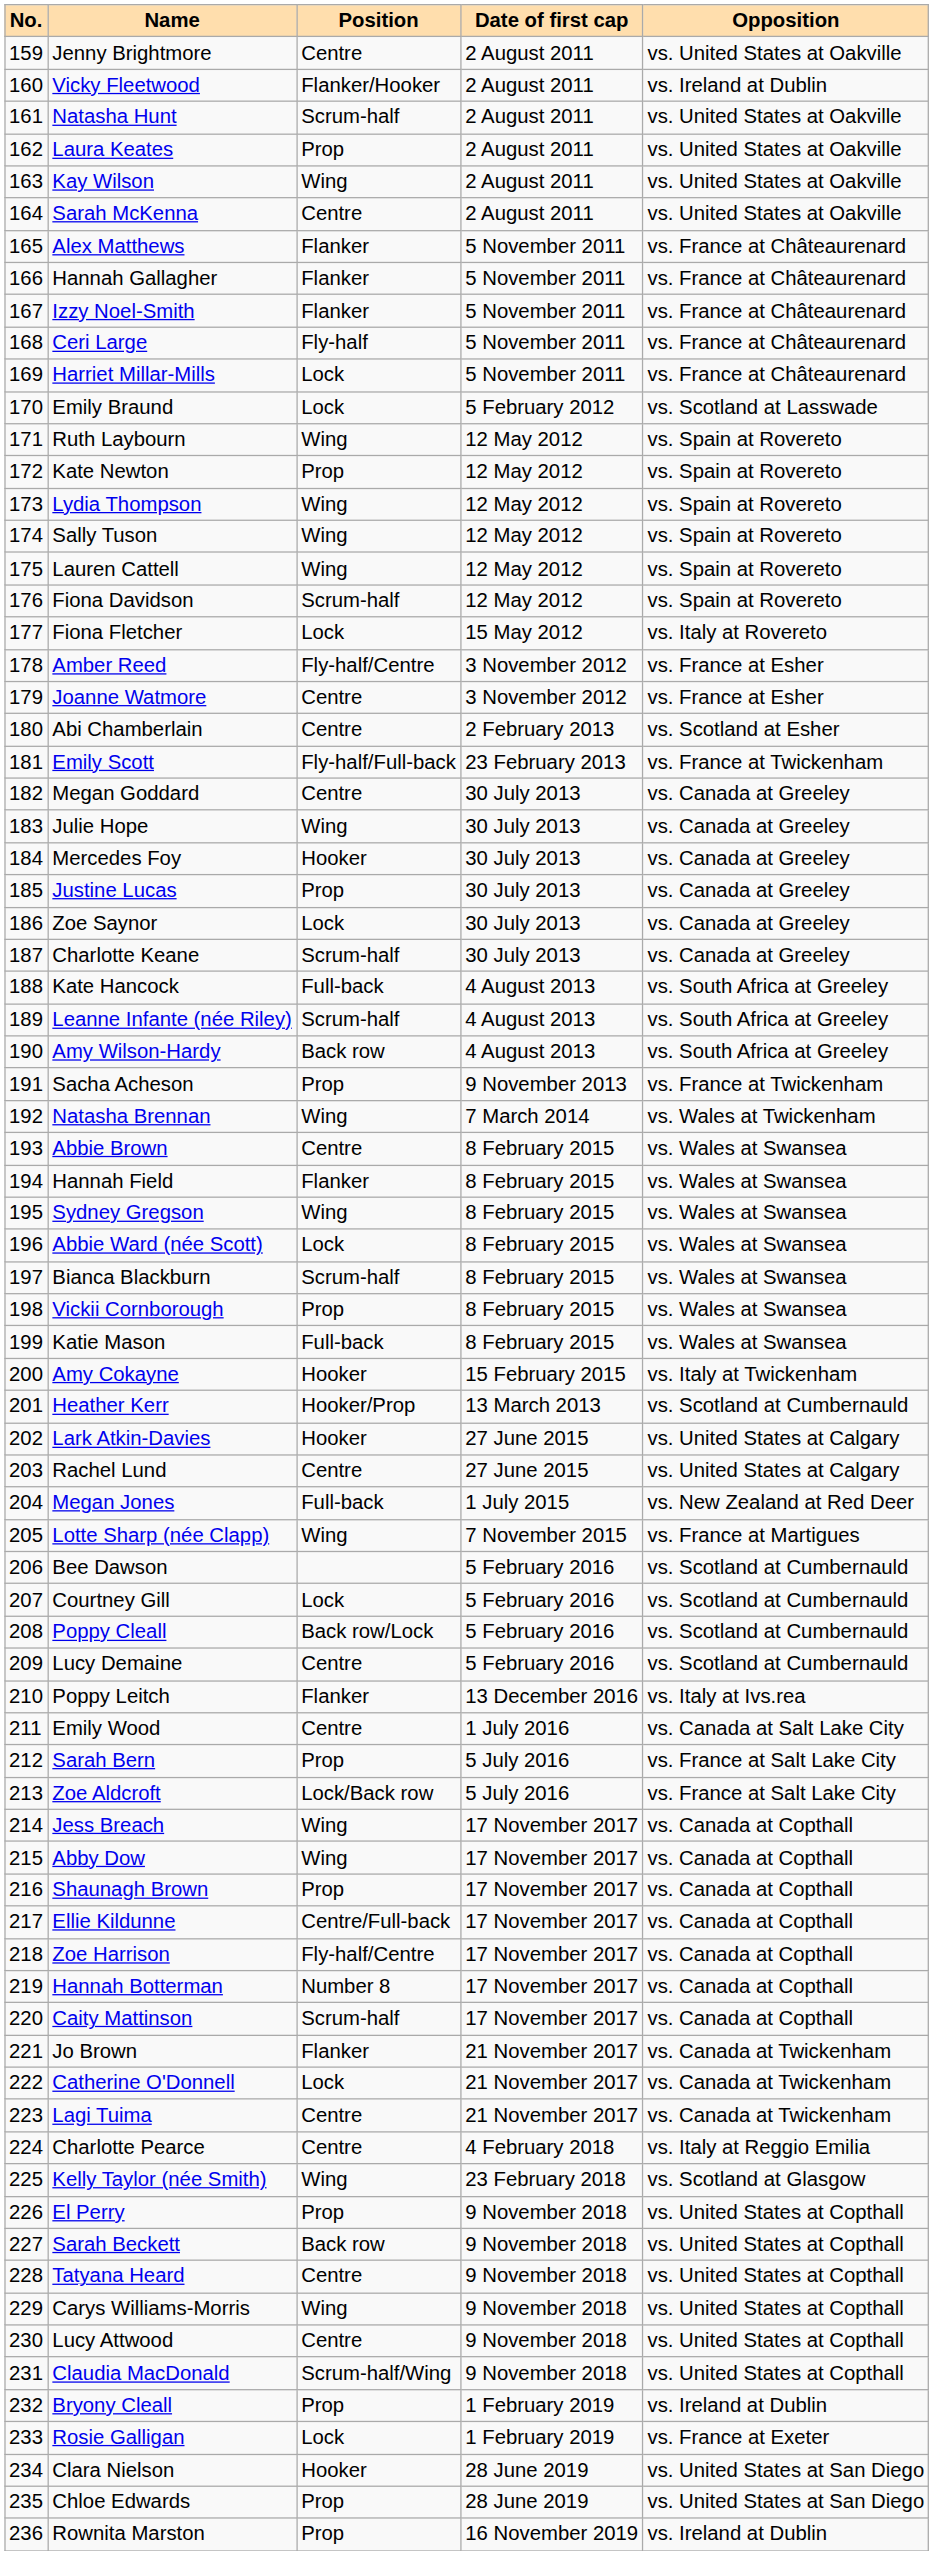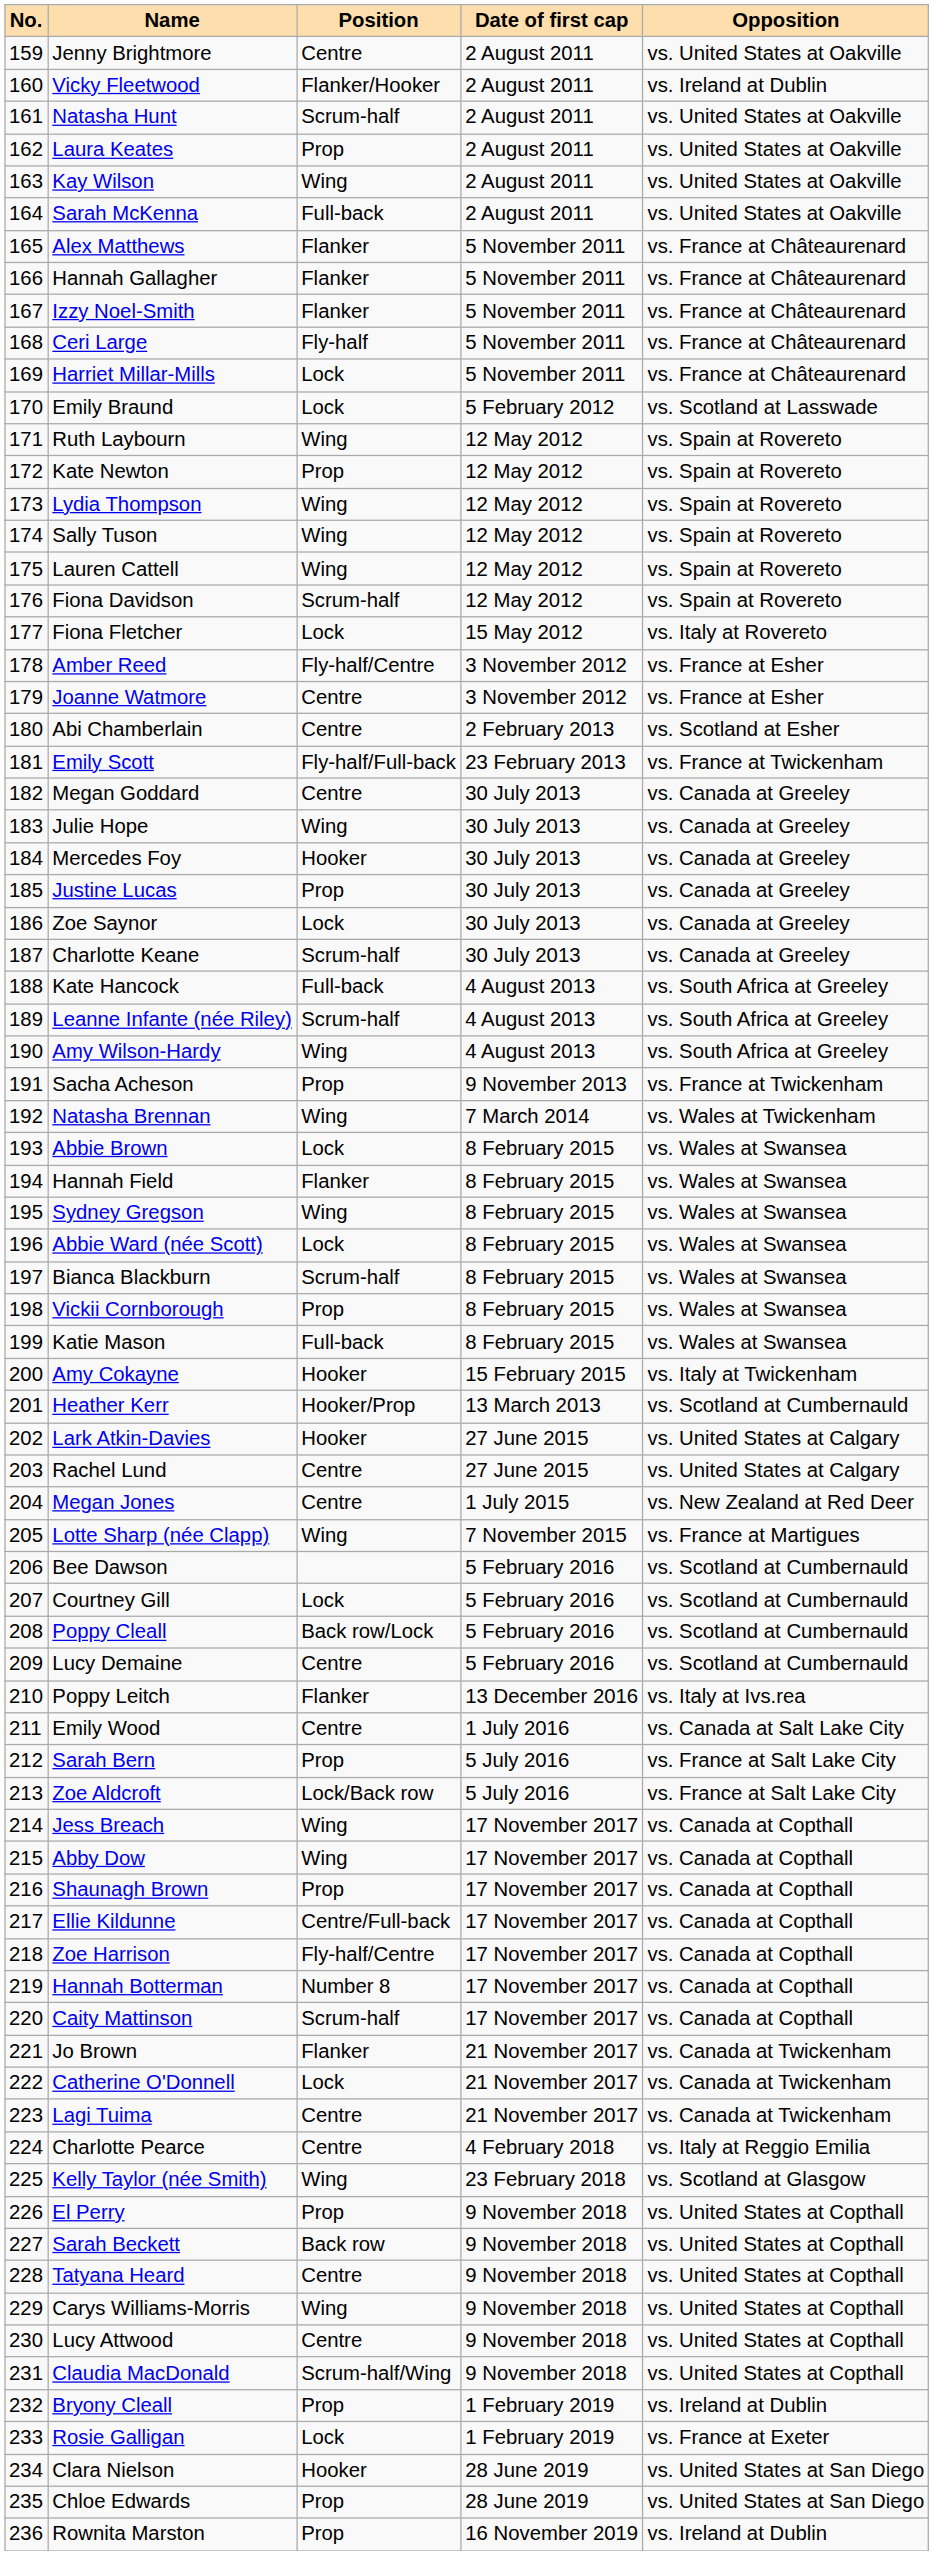(332, 213) Centre -> (342, 213) Full-back
(343, 1051) Back row -> (324, 1051) Wing
(332, 1148) Centre -> (323, 1148) Lock
(342, 1503) Full-back -> (332, 1503) Centre
